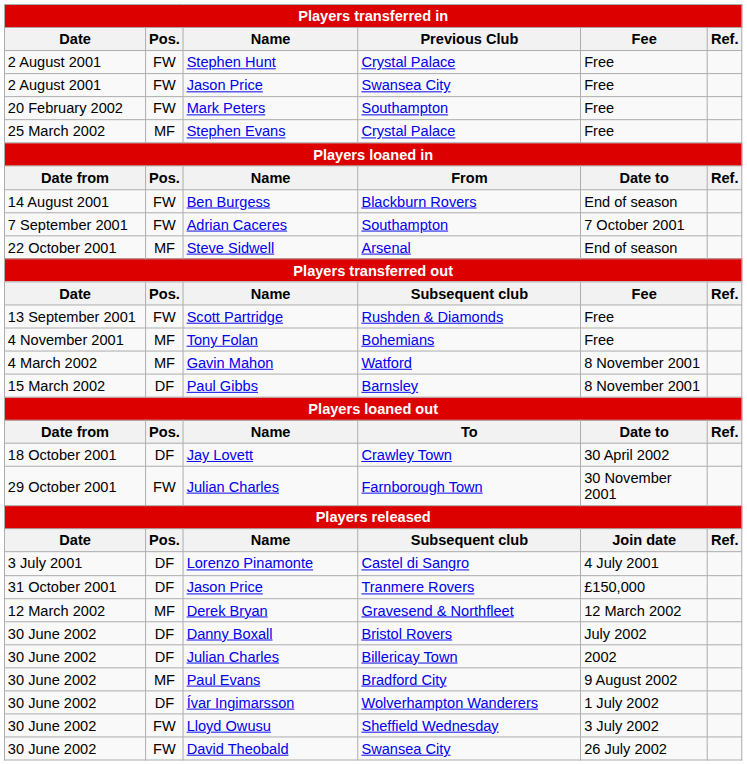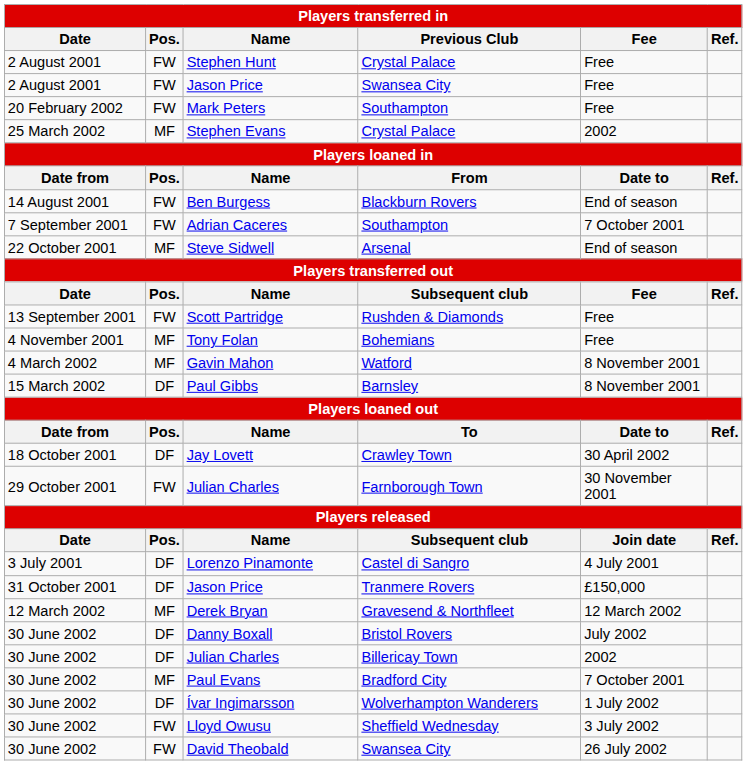(599, 132) Free -> (600, 132) 2002
(631, 679) 9 August 2002 -> (634, 679) 7 October 2001
